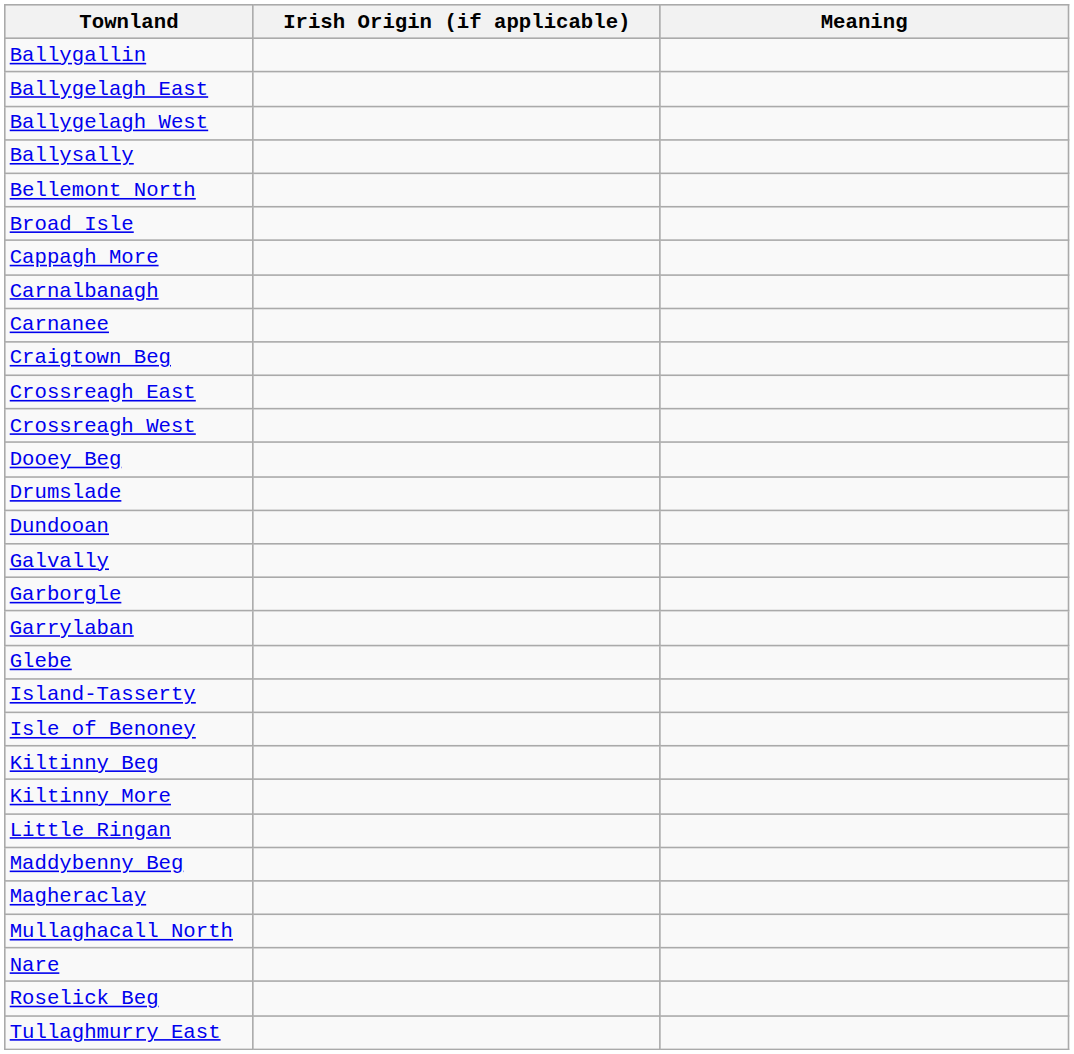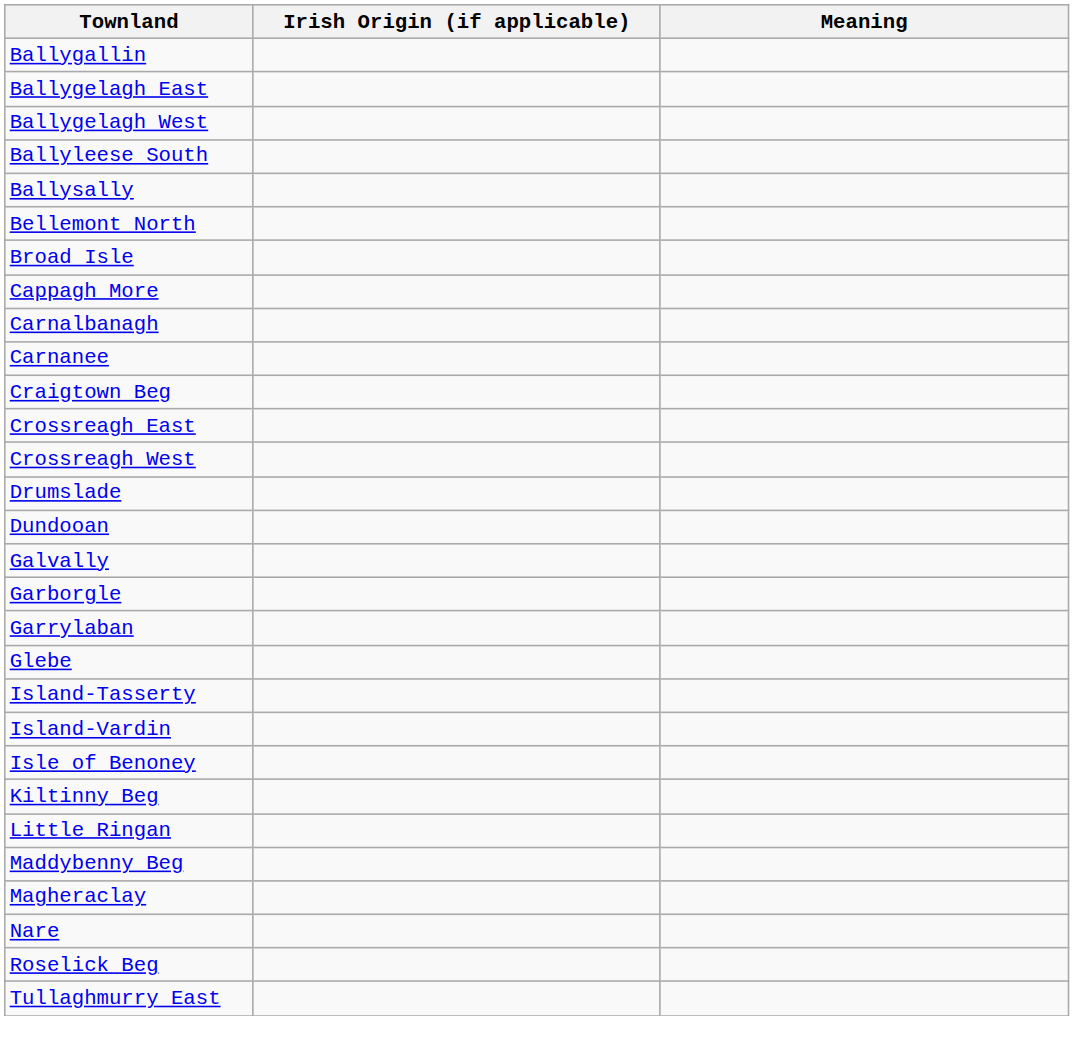+ row: (109, 156)
- row: (66, 460)
+ row: (90, 729)
- row: (90, 796)
- row: (121, 931)
